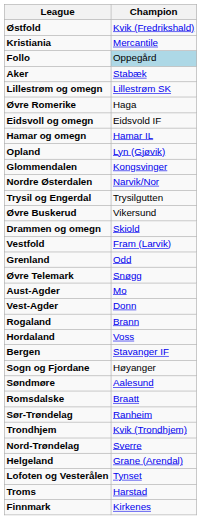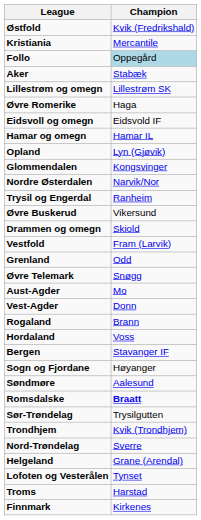(138, 197) Trysilgutten -> (133, 197) Ranheim
(126, 399) normal -> (127, 399) bold
(133, 414) Ranheim -> (138, 414) Trysilgutten
